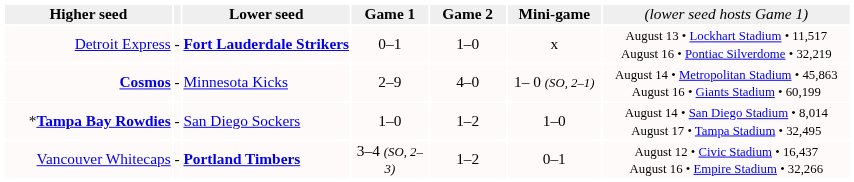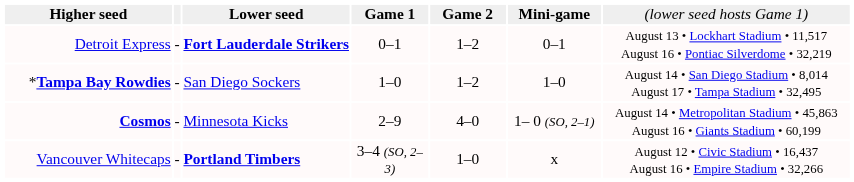(468, 44) 1–0 -> (468, 44) 1–2
(554, 44) x -> (554, 44) 0–1
rows swapped: (100, 121) <-> (145, 82)
(468, 159) 1–2 -> (468, 159) 1–0
(554, 159) 0–1 -> (554, 159) x
